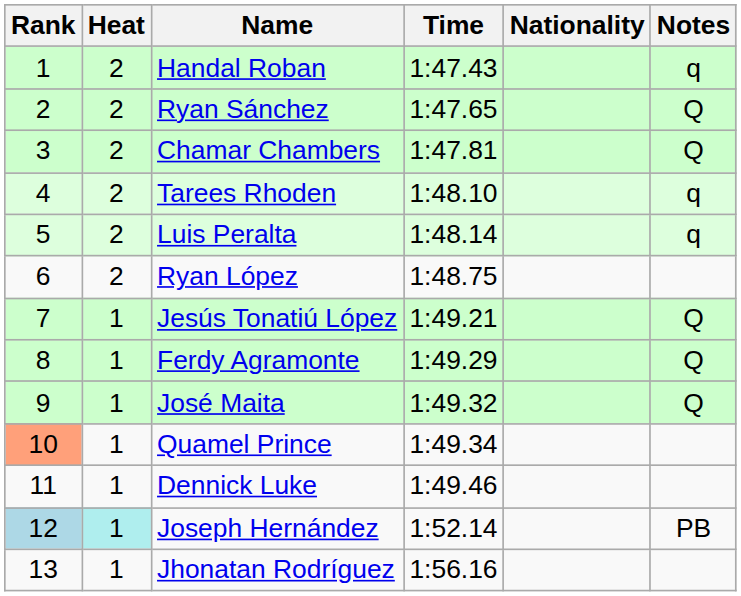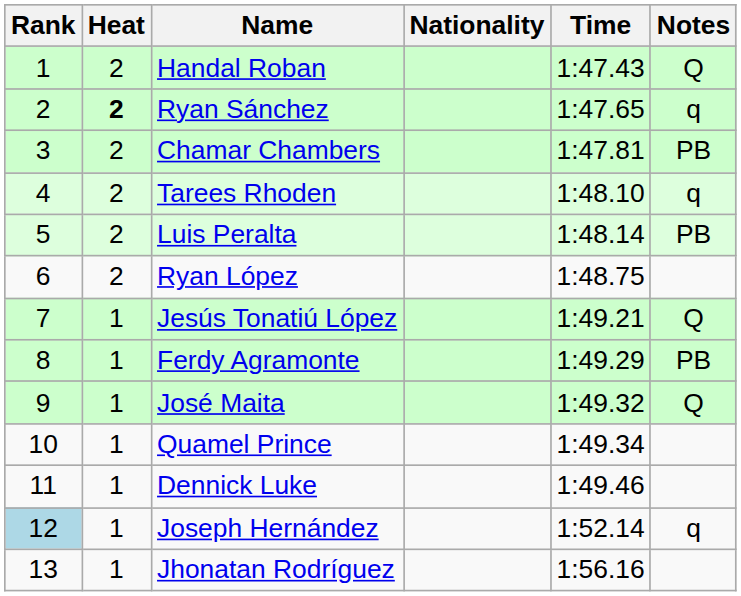columns swapped: (577, 25) <-> (453, 25)
(693, 67) q -> (694, 67) Q
(116, 109) normal -> (116, 109) bold
(694, 109) Q -> (693, 109) q
(694, 151) Q -> (693, 151) PB
(693, 234) q -> (693, 234) PB
(694, 360) Q -> (693, 360) PB
(43, 444) lightsalmon background -> (43, 444) no background
(116, 527) paleturquoise background -> (116, 527) no background
(693, 527) PB -> (693, 527) q
